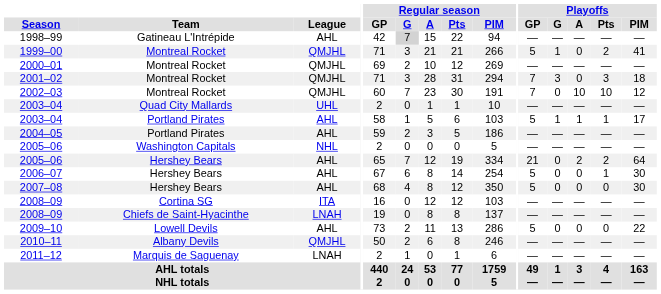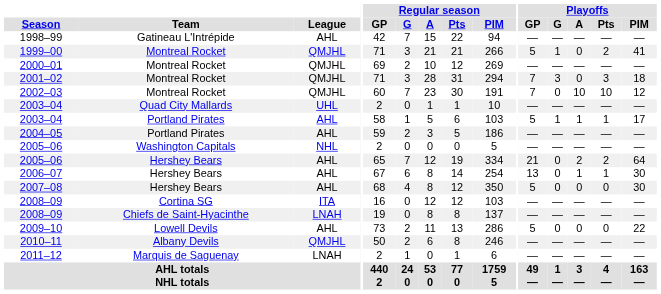(407, 38) lightgrey background -> (407, 38) no background
(533, 174) 5 -> (533, 174) 13
(579, 174) 0 -> (579, 174) 1
